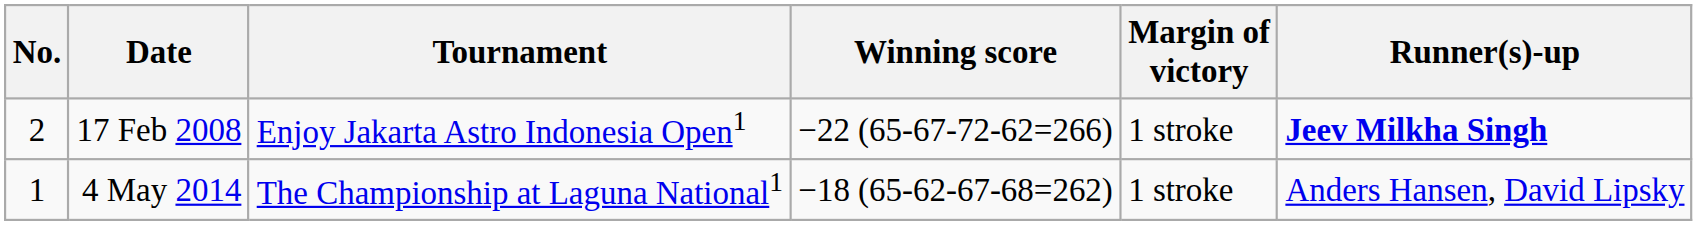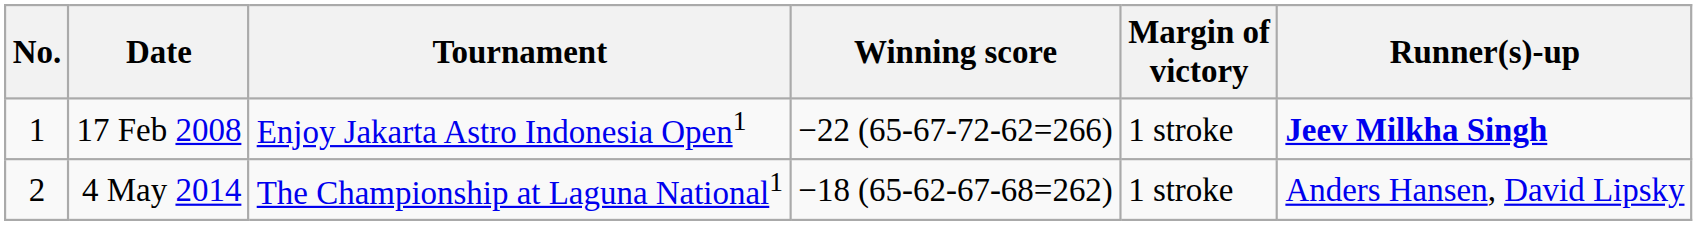(37, 128) 2 -> (37, 128) 1
(37, 189) 1 -> (37, 189) 2
